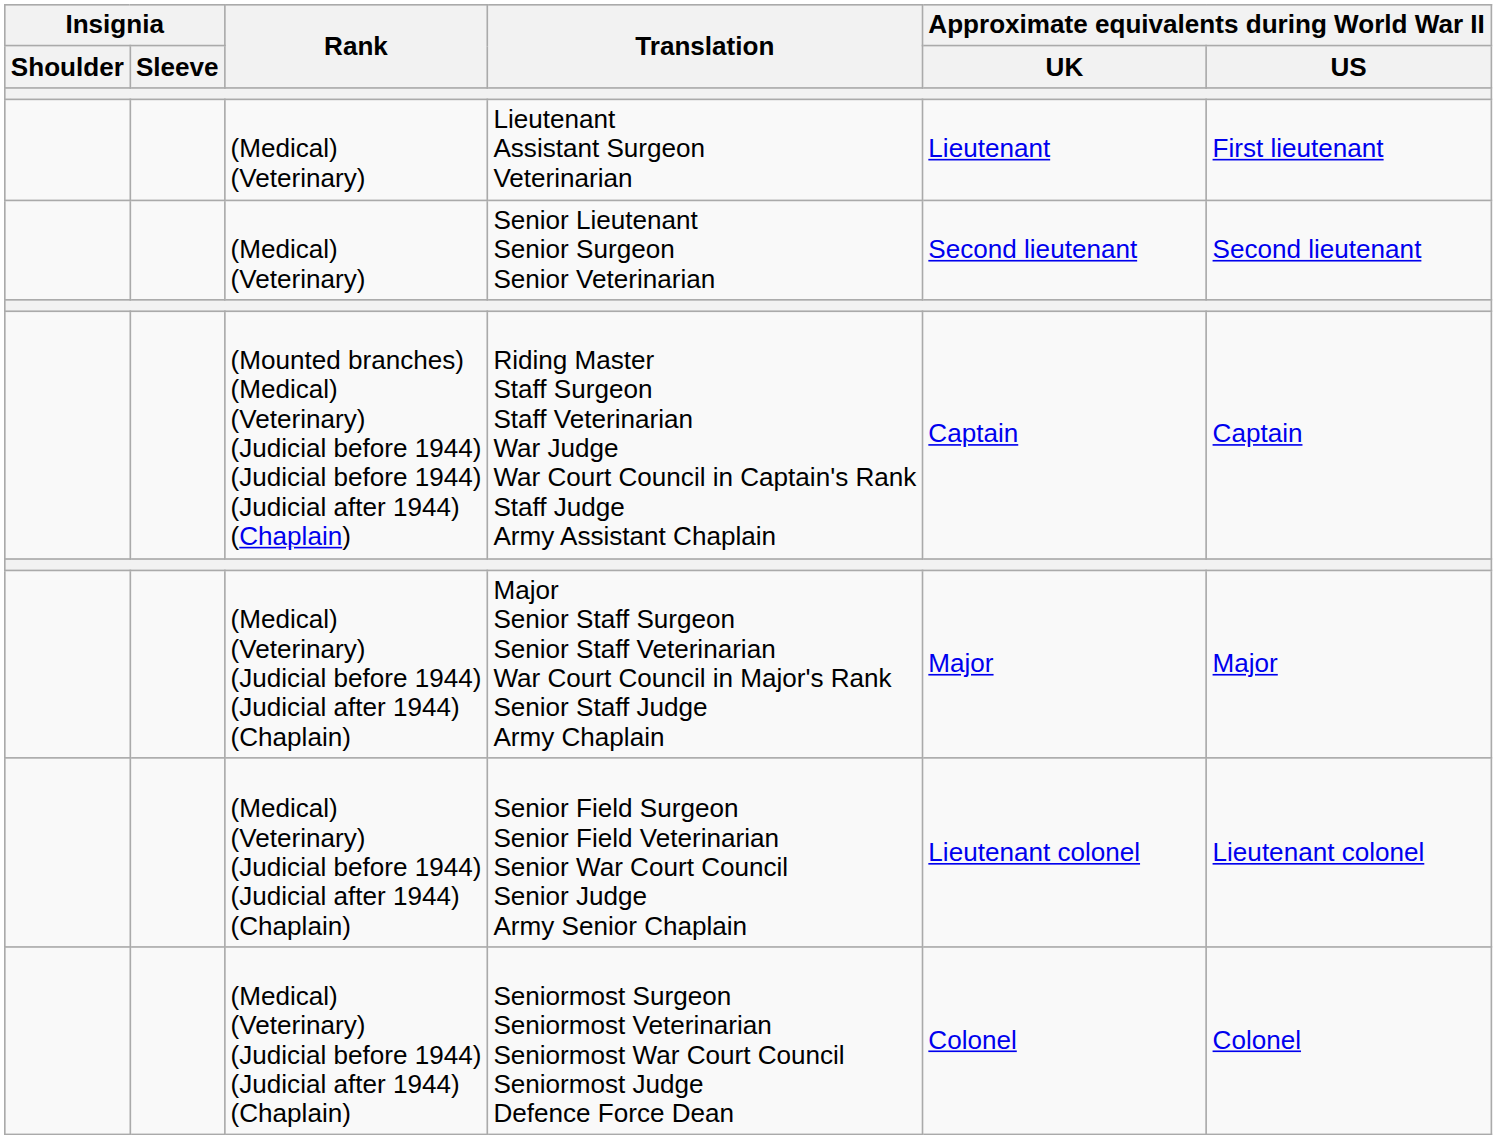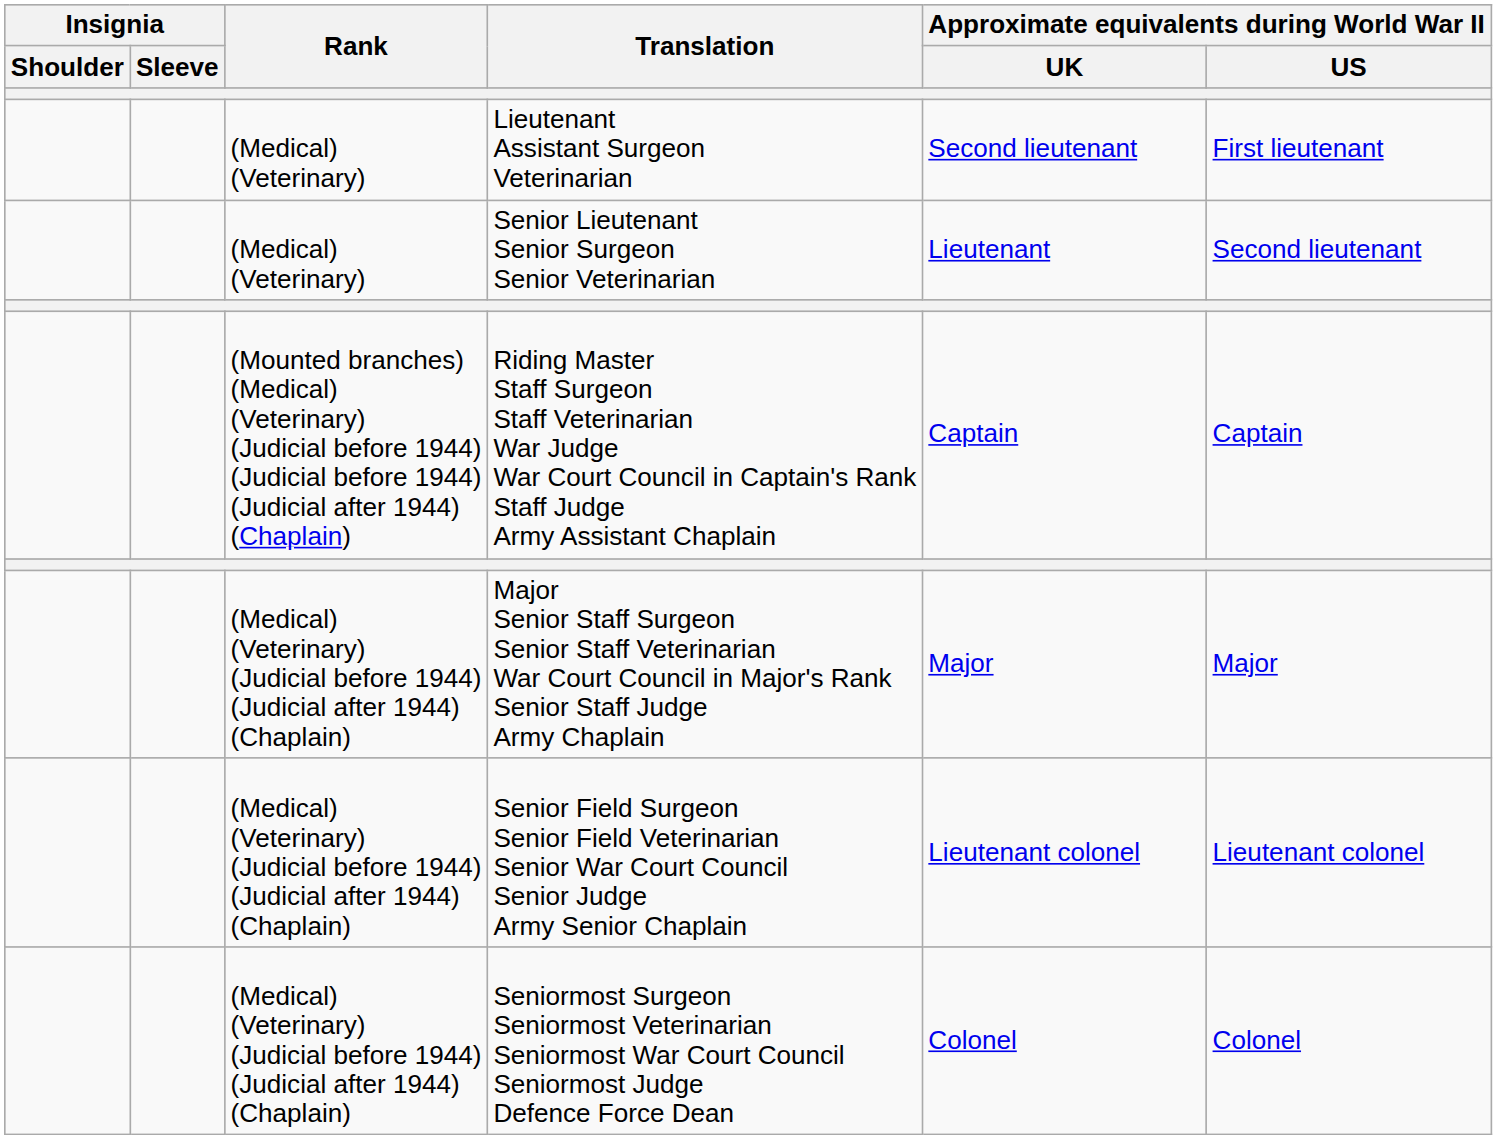(989, 149) Lieutenant -> (1033, 149) Second lieutenant
(1033, 249) Second lieutenant -> (989, 249) Lieutenant
